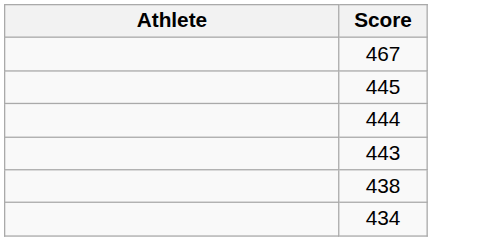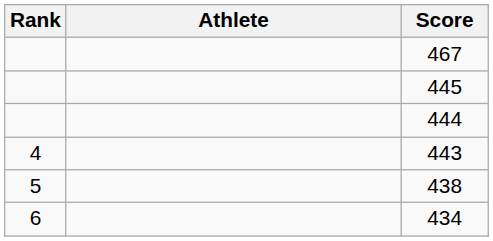+ column: (35, 20)
